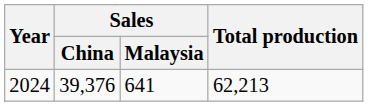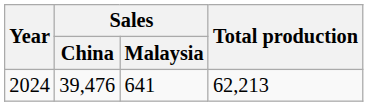(87, 85) 39,376 -> (87, 85) 39,476
